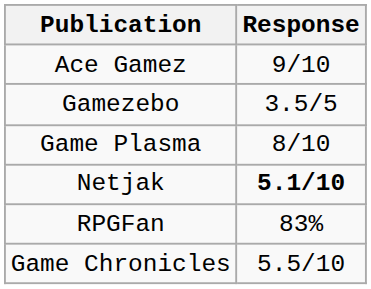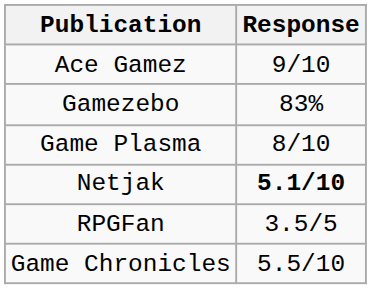(301, 105) 3.5/5 -> (301, 105) 83%
(301, 224) 83% -> (301, 224) 3.5/5
